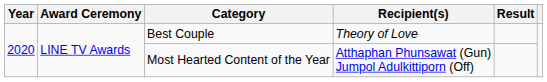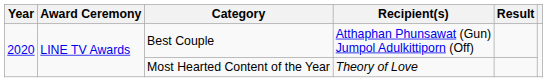(377, 33) Theory of Love -> (413, 40) Atthaphan Phunsawat (Gun) Jumpol Adulkittiporn (Off)
(413, 60) Atthaphan Phunsawat (Gun) Jumpol Adulkittiporn (Off) -> (377, 67) Theory of Love
